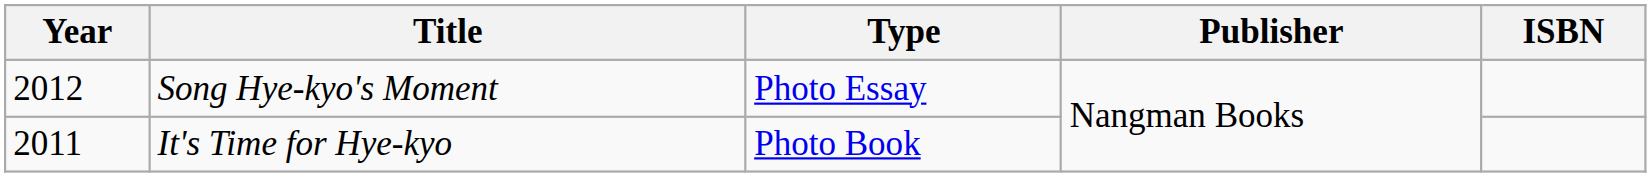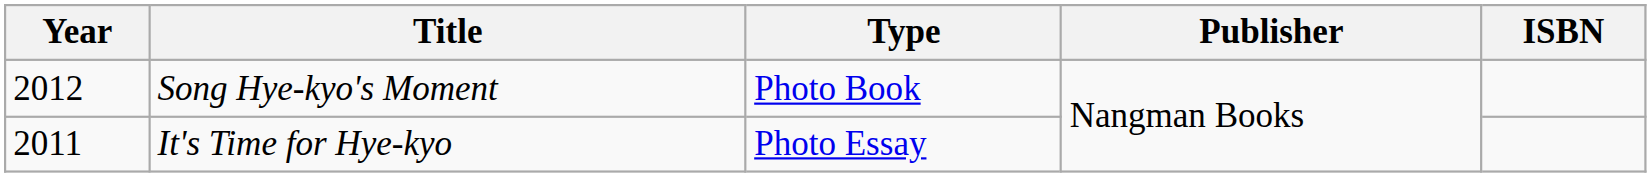(840, 87) Photo Essay -> (837, 87) Photo Book
(837, 143) Photo Book -> (840, 143) Photo Essay
